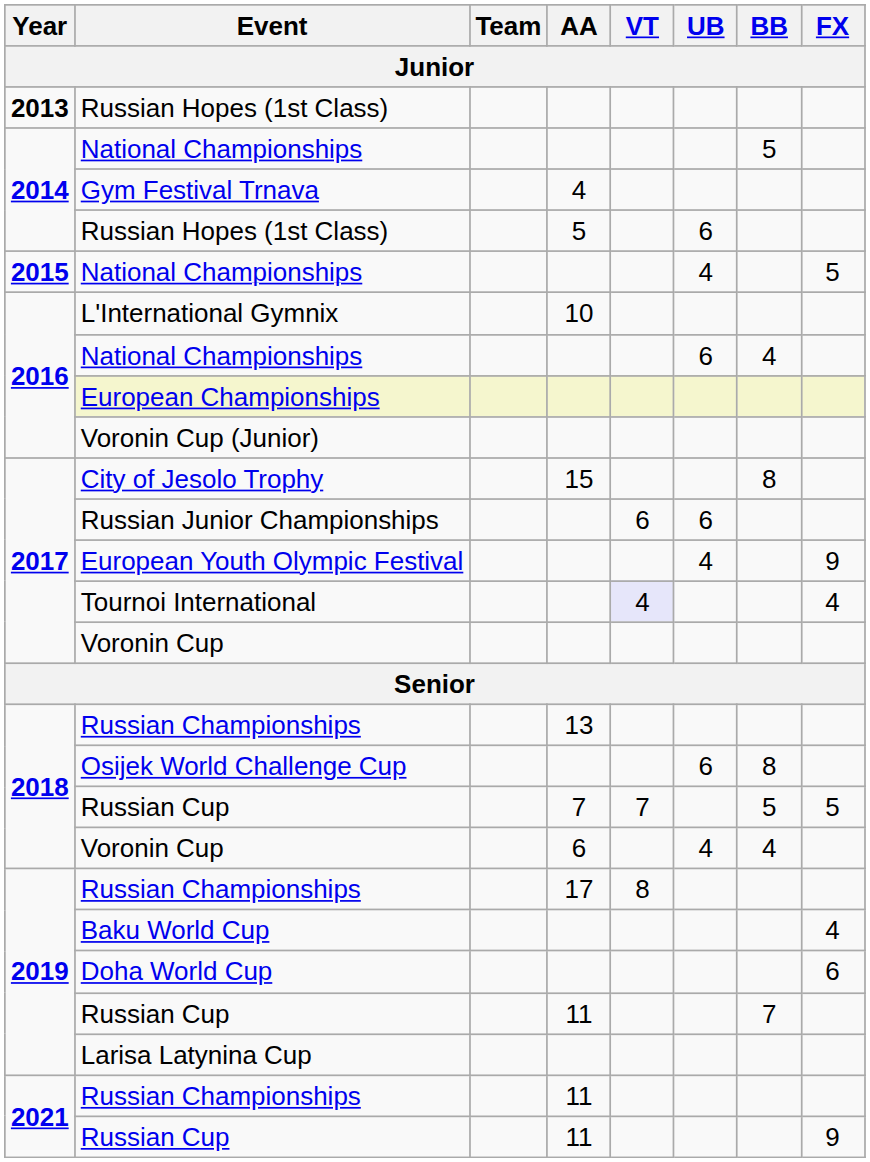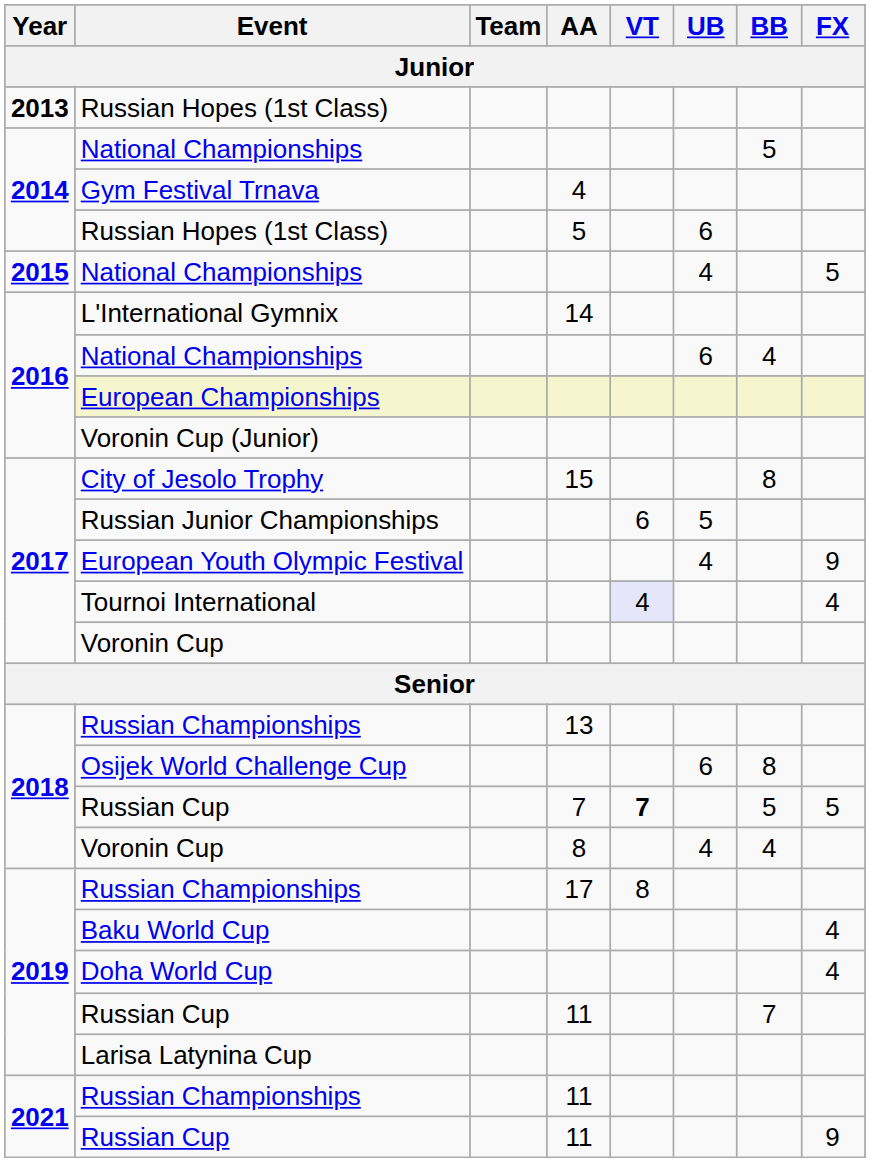(579, 314) 10 -> (579, 314) 14
(706, 519) 6 -> (706, 519) 5
(642, 807) normal -> (642, 807) bold
(579, 849) 6 -> (579, 849) 8
(833, 972) 6 -> (833, 972) 4
